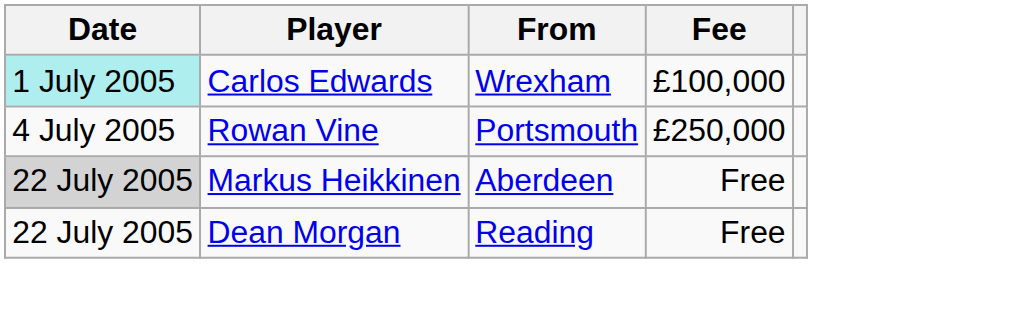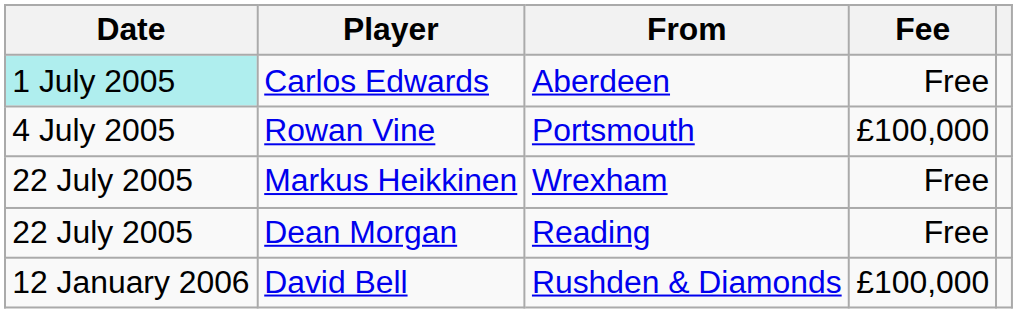(543, 80) Wrexham -> (601, 80) Aberdeen
(719, 80) £100,000 -> (956, 80) Free
(719, 130) £250,000 -> (923, 130) £100,000
(103, 181) lightgrey background -> (103, 181) no background
(544, 181) Aberdeen -> (600, 181) Wrexham
+ row: (336, 282)
